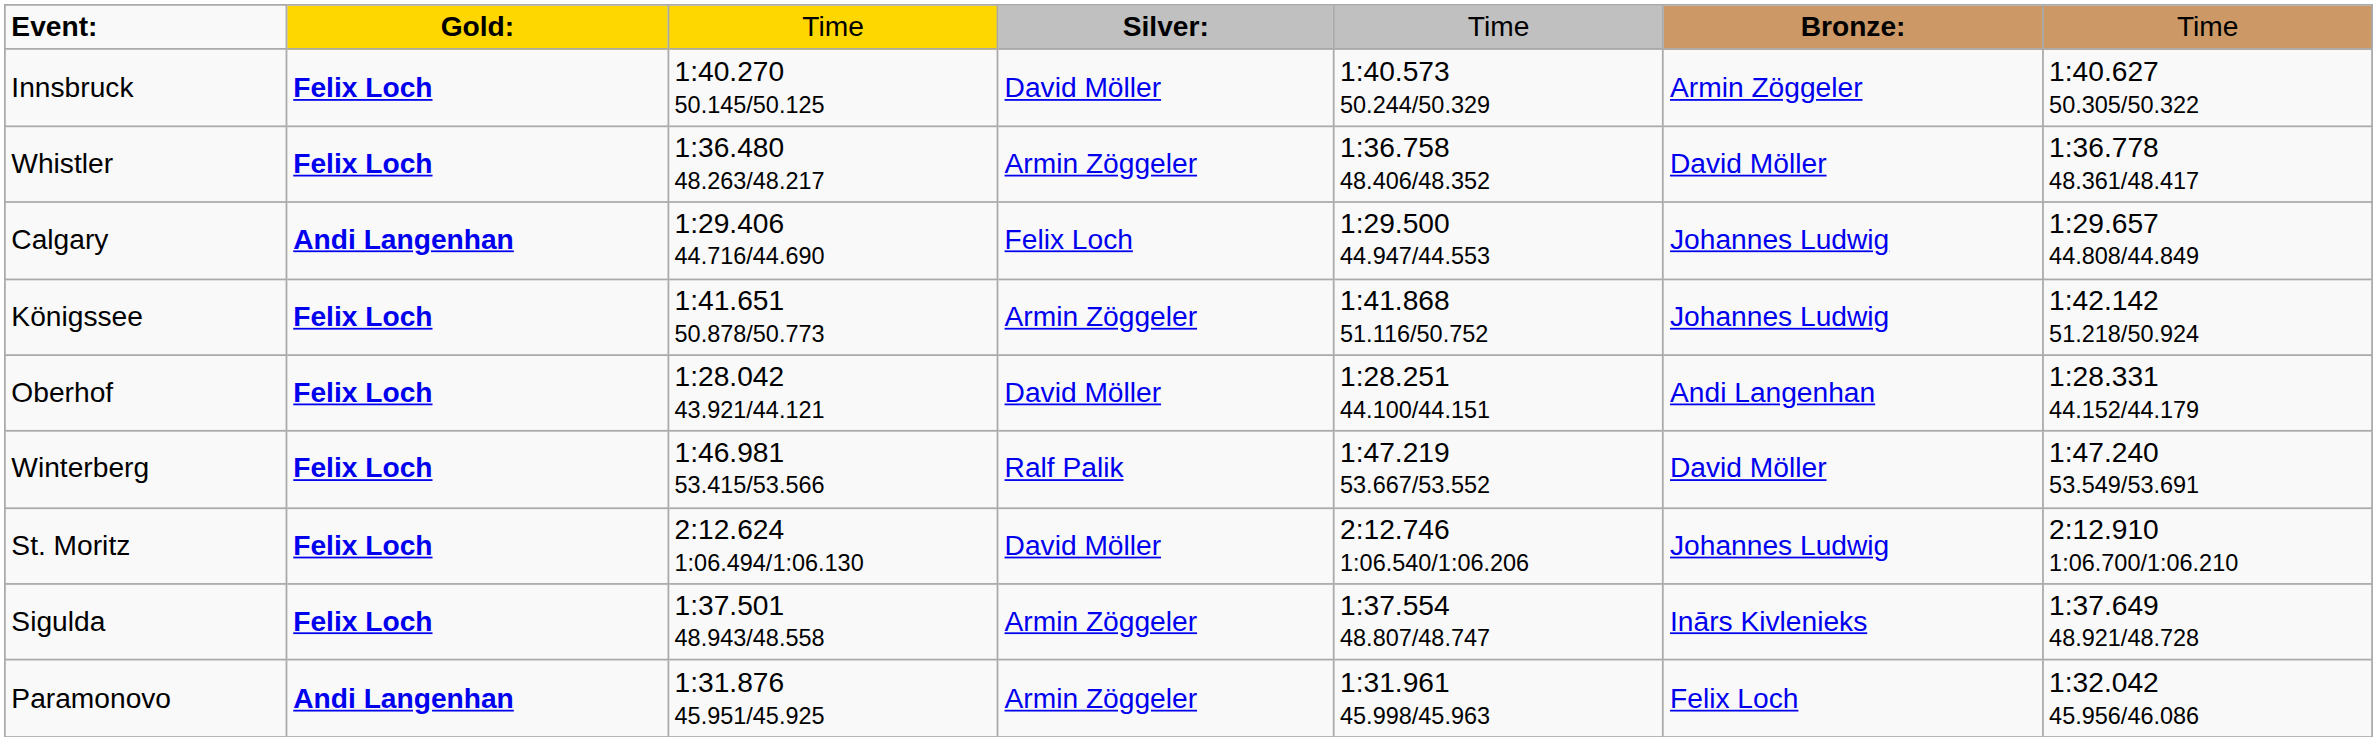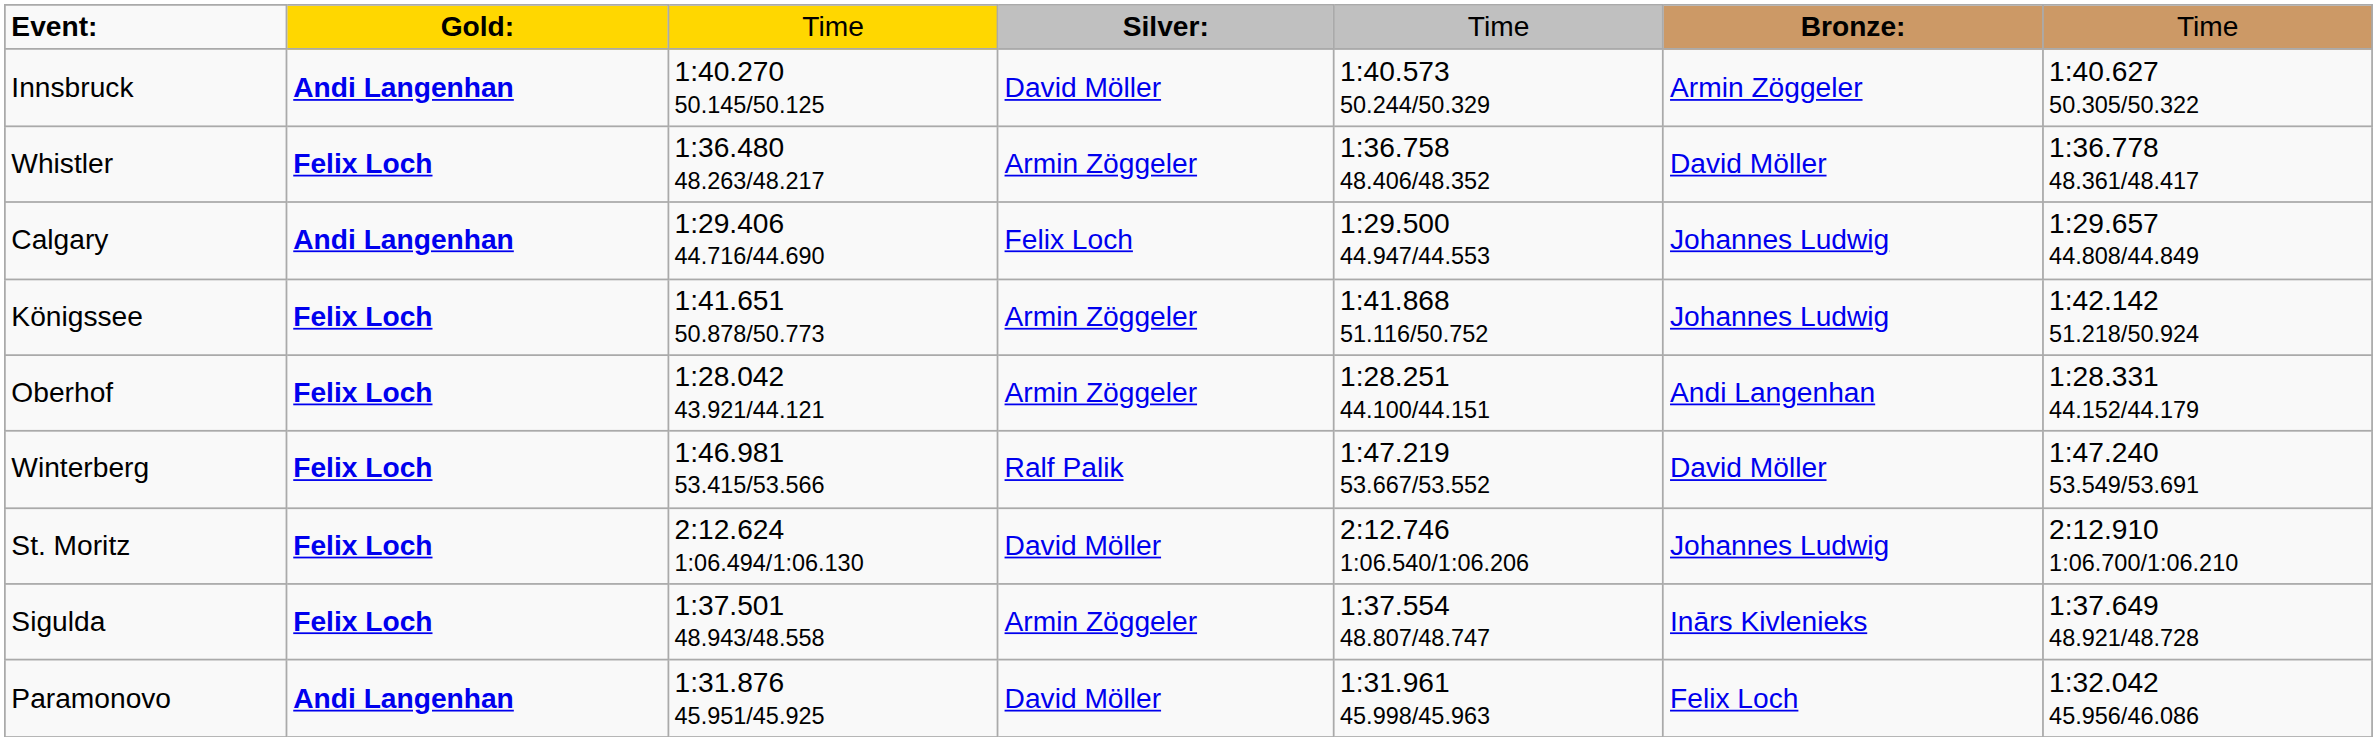(363, 87) Felix Loch -> (404, 87) Andi Langenhan
(1083, 392) David Möller -> (1101, 392) Armin Zöggeler
(1101, 698) Armin Zöggeler -> (1083, 698) David Möller
